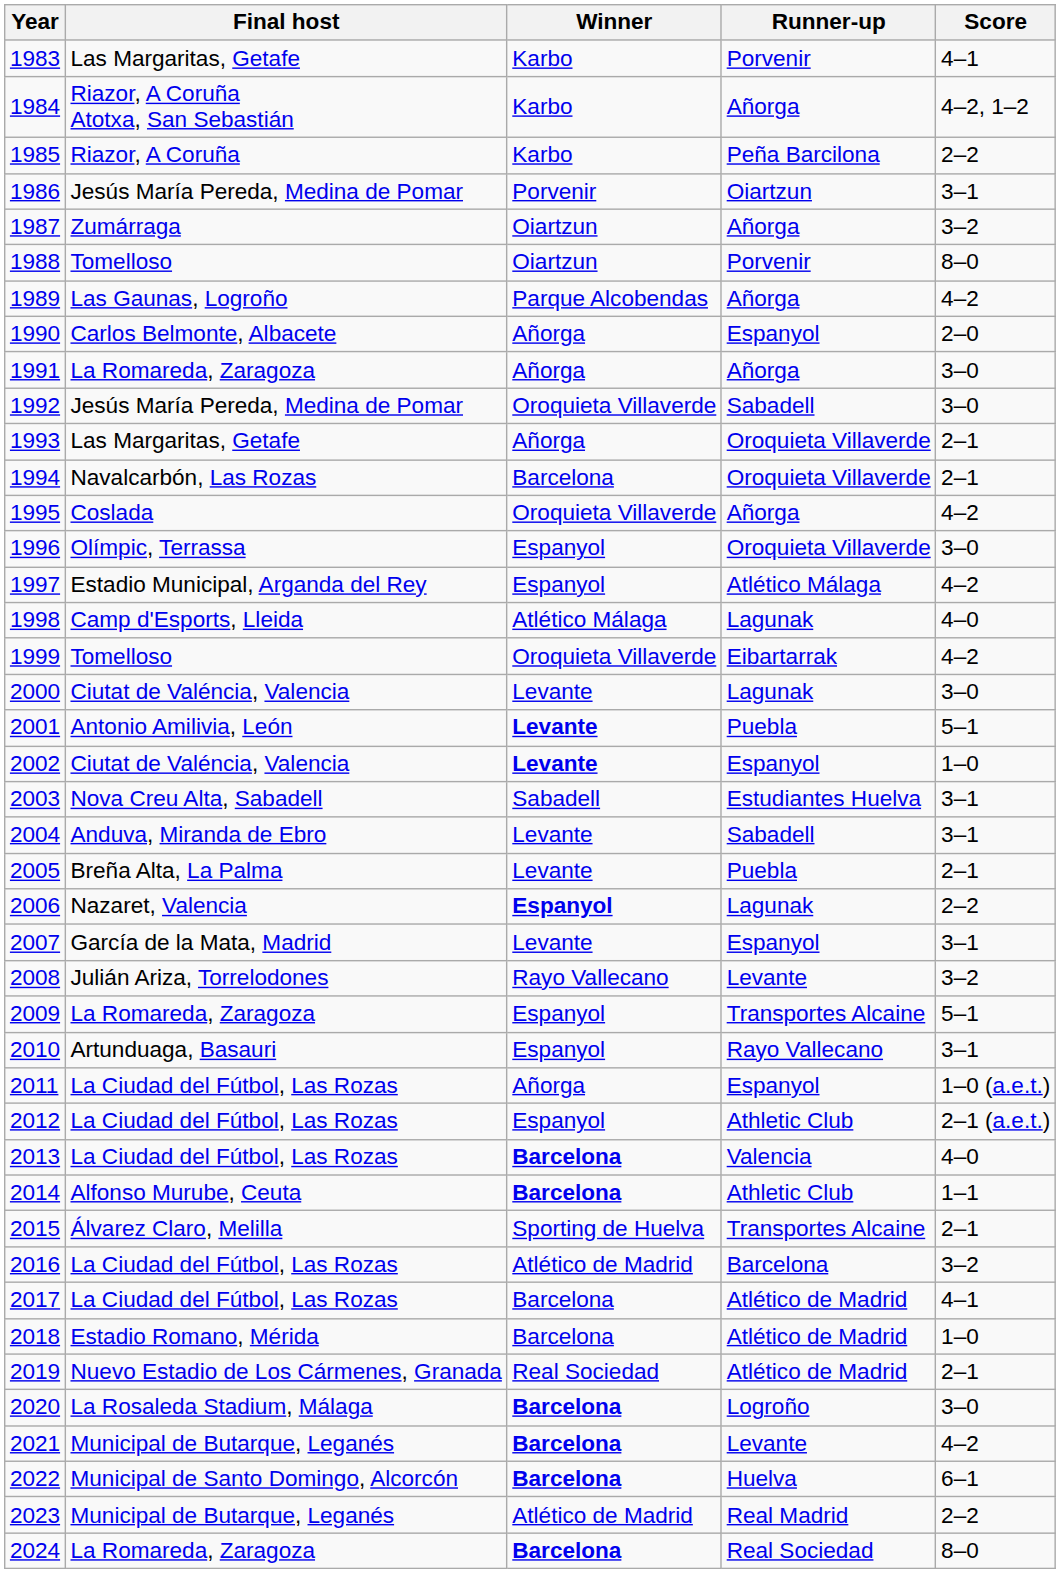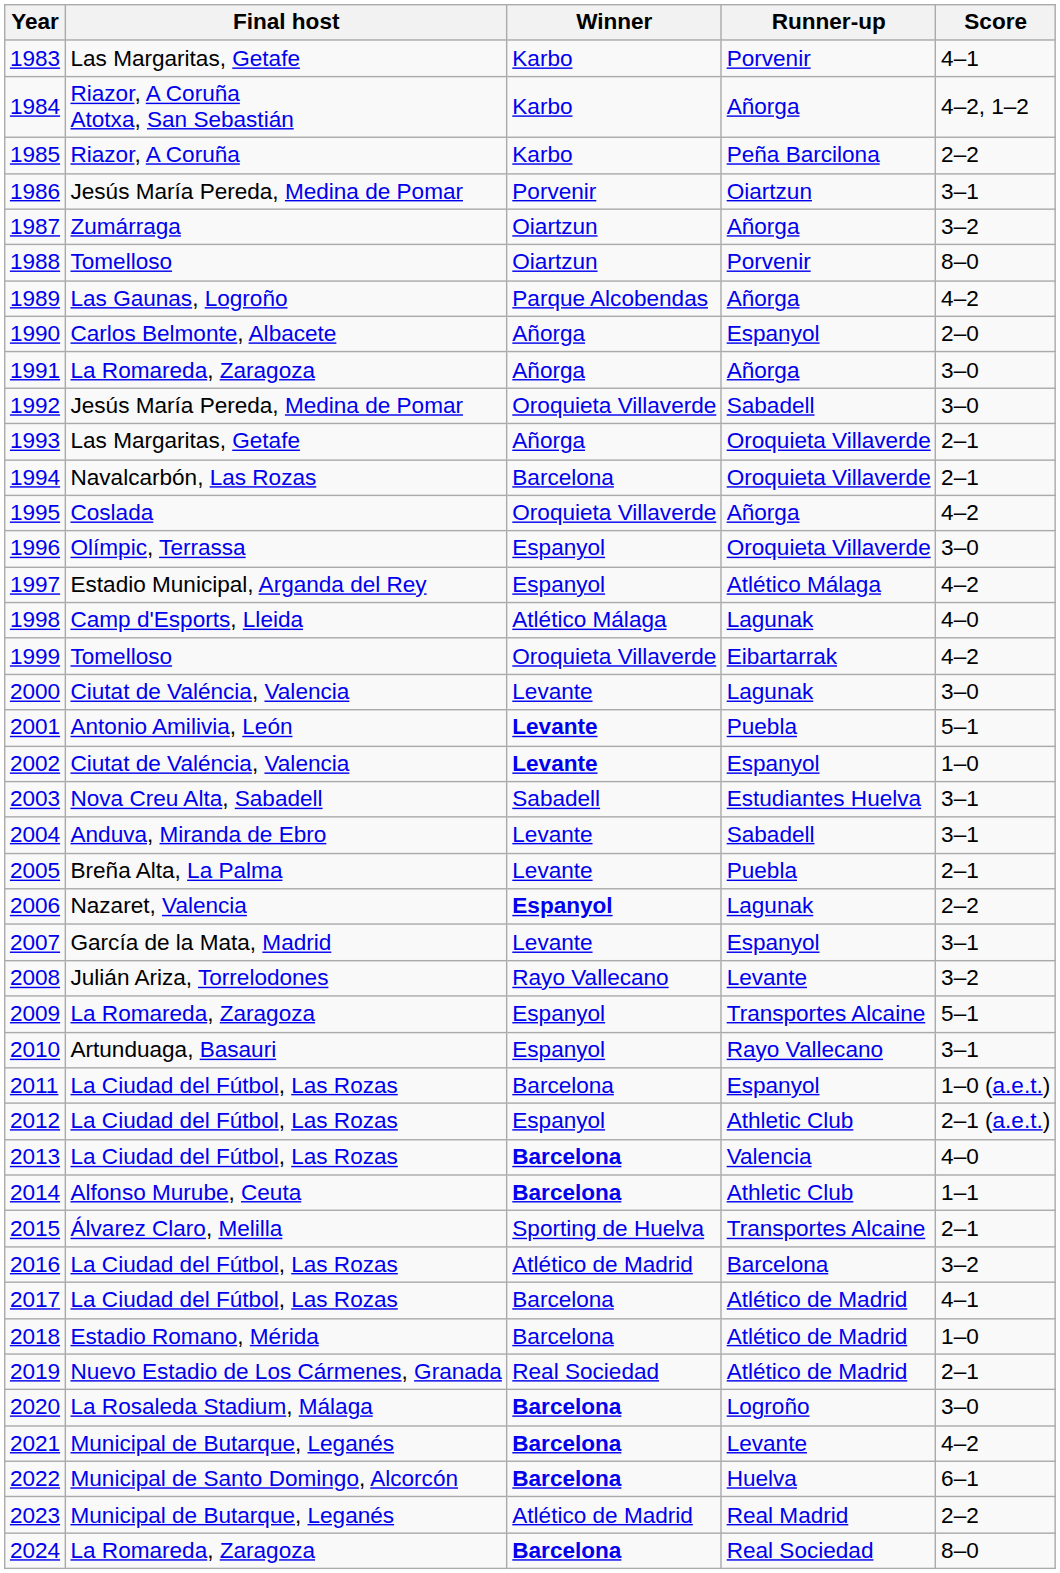(549, 1085) Añorga -> (563, 1085) Barcelona
